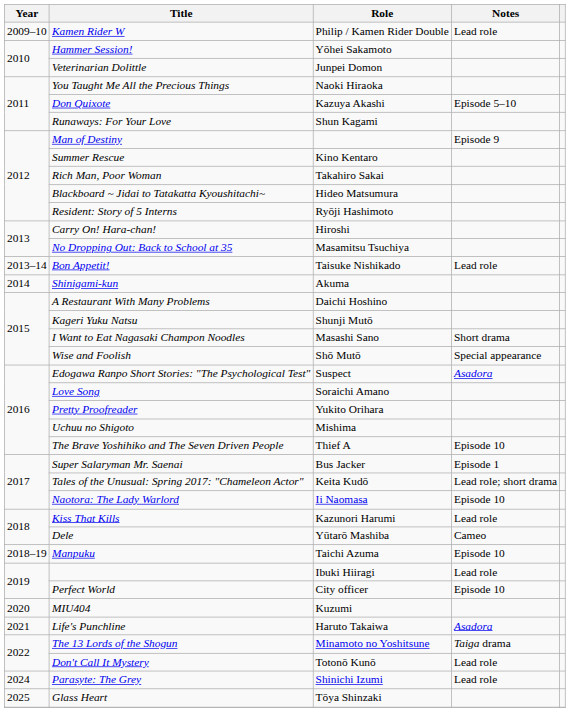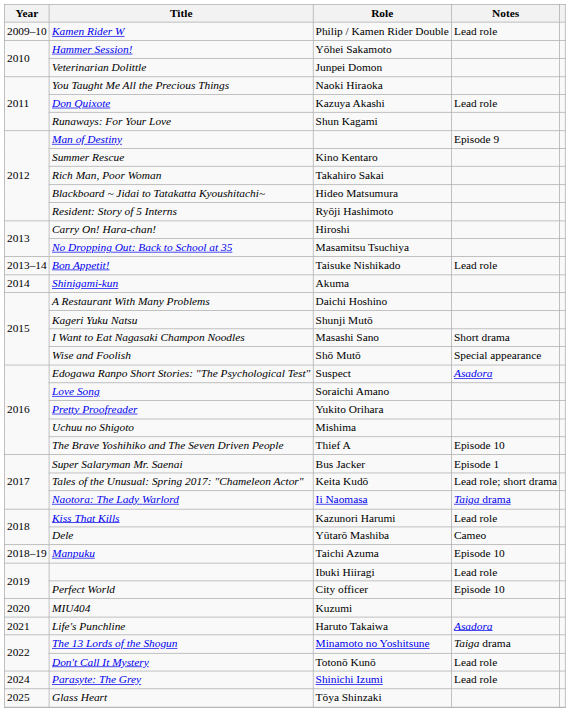(485, 103) Episode 5–10 -> (476, 103) Lead role
(479, 499) Episode 10 -> (482, 499) Taiga drama
